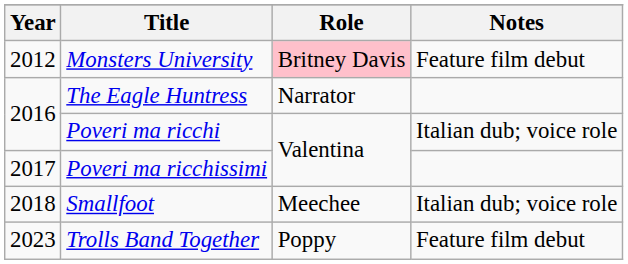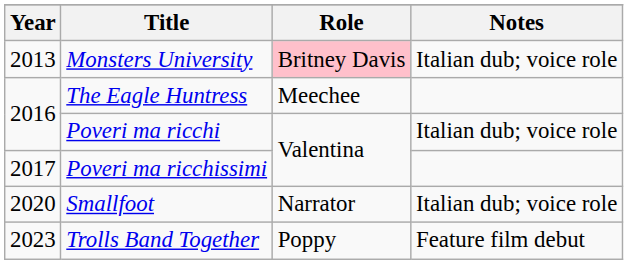(33, 58) 2012 -> (33, 58) 2013
(500, 58) Feature film debut -> (517, 58) Italian dub; voice role
(316, 95) Narrator -> (319, 95) Meechee
(33, 204) 2018 -> (33, 204) 2020
(319, 204) Meechee -> (316, 204) Narrator
